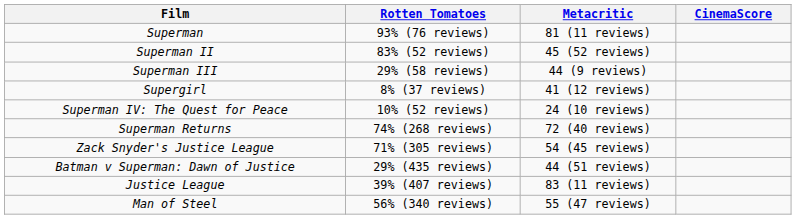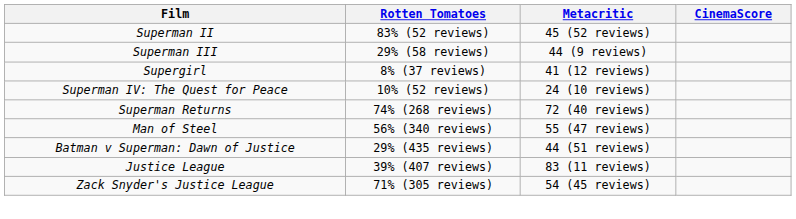- row: (175, 33)
rows swapped: (175, 205) <-> (175, 147)
